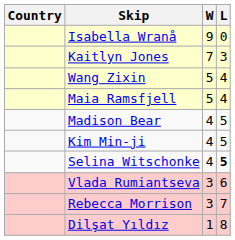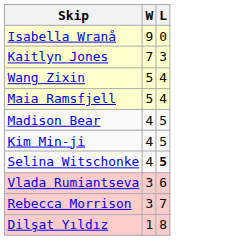- column: (35, 15)
